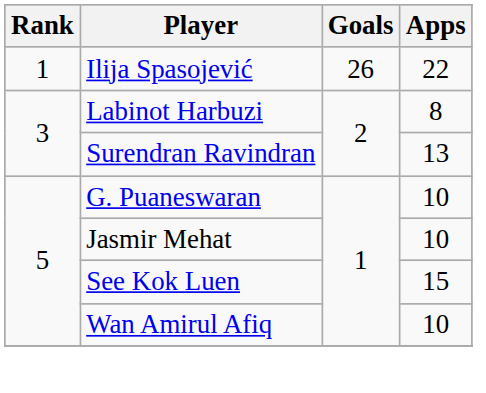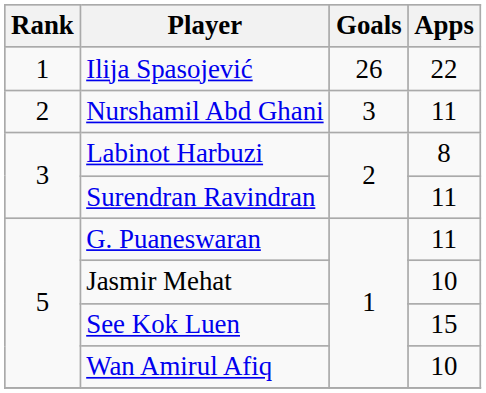+ row: (205, 111)
(436, 153) 13 -> (444, 196) 11
(436, 196) 10 -> (444, 238) 11
